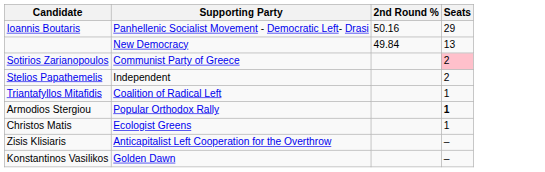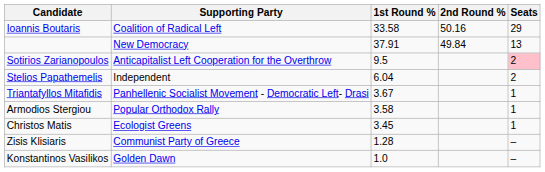+ column: (405, 12)
(241, 28) Panhellenic Socialist Movement - Democratic Left- Drasi -> (167, 28) Coalition of Radical Left
(176, 61) Communist Party of Greece -> (222, 61) Anticapitalist Left Cooperation for the Overthrow
(167, 93) Coalition of Radical Left -> (241, 93) Panhellenic Socialist Movement - Democratic Left- Drasi
(447, 110) bold -> (513, 110) normal
(222, 142) Anticapitalist Left Cooperation for the Overthrow -> (176, 142) Communist Party of Greece
